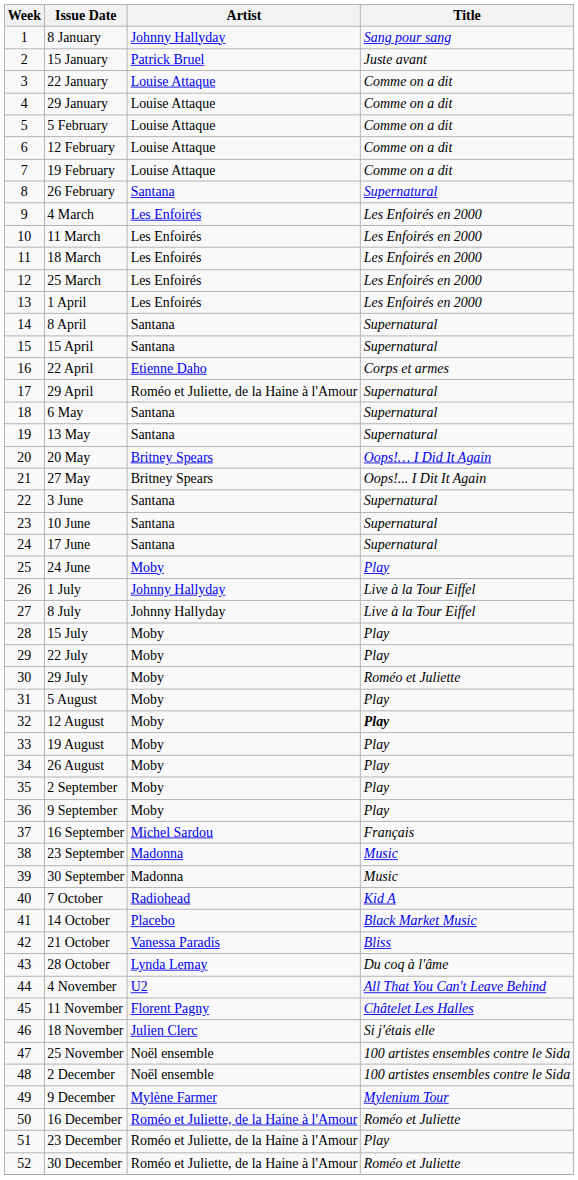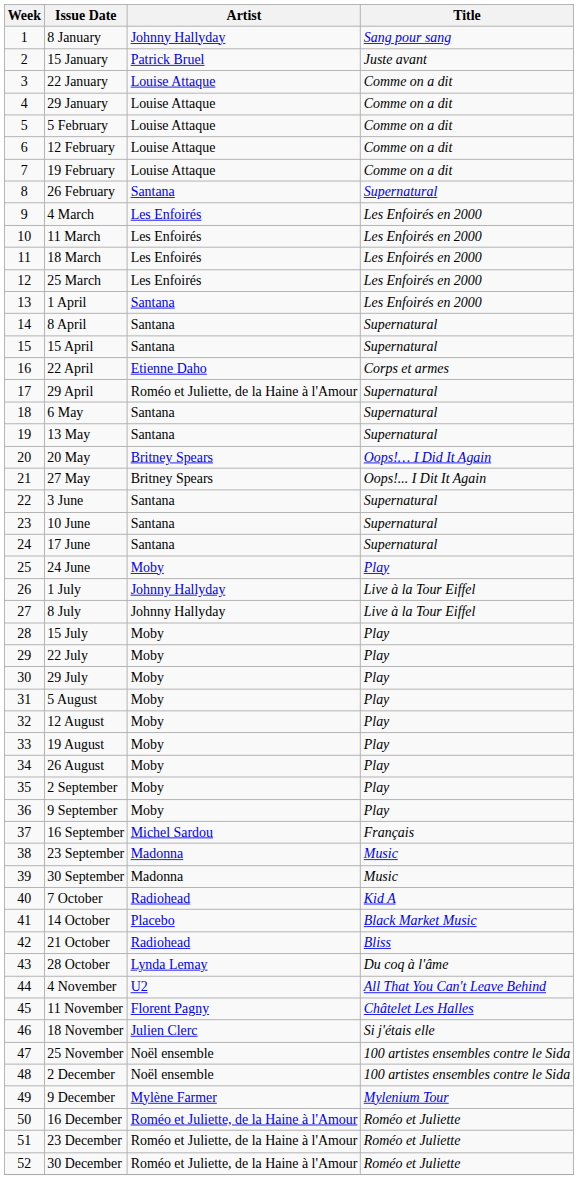(166, 302) Les Enfoirés -> (153, 302) Santana
(412, 677) Roméo et Juliette -> (377, 677) Play
(377, 721) bold -> (377, 721) normal
(175, 942) Vanessa Paradis -> (160, 942) Radiohead
(377, 1141) Play -> (412, 1141) Roméo et Juliette
